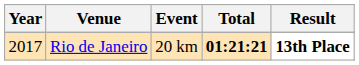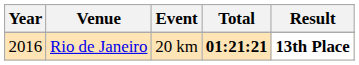(25, 46) 2017 -> (25, 46) 2016
